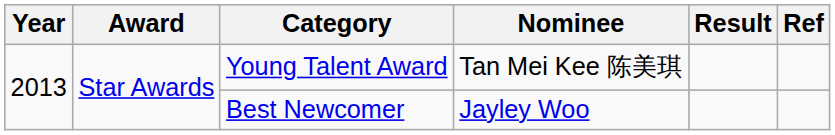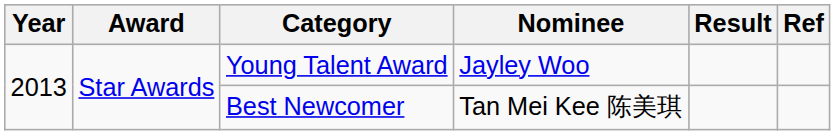(571, 66) Tan Mei Kee 陈美琪 -> (524, 64) Jayley Woo
(524, 109) Jayley Woo -> (571, 106) Tan Mei Kee 陈美琪
